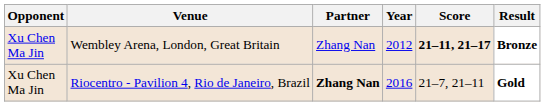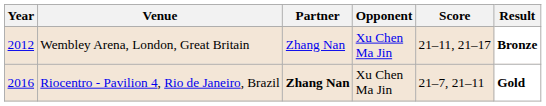columns swapped: (399, 15) <-> (36, 15)
(455, 45) bold -> (455, 45) normal
